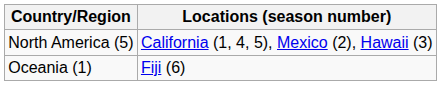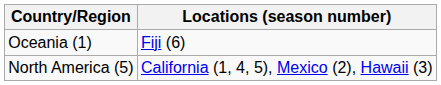rows swapped: (71, 42) <-> (50, 67)
